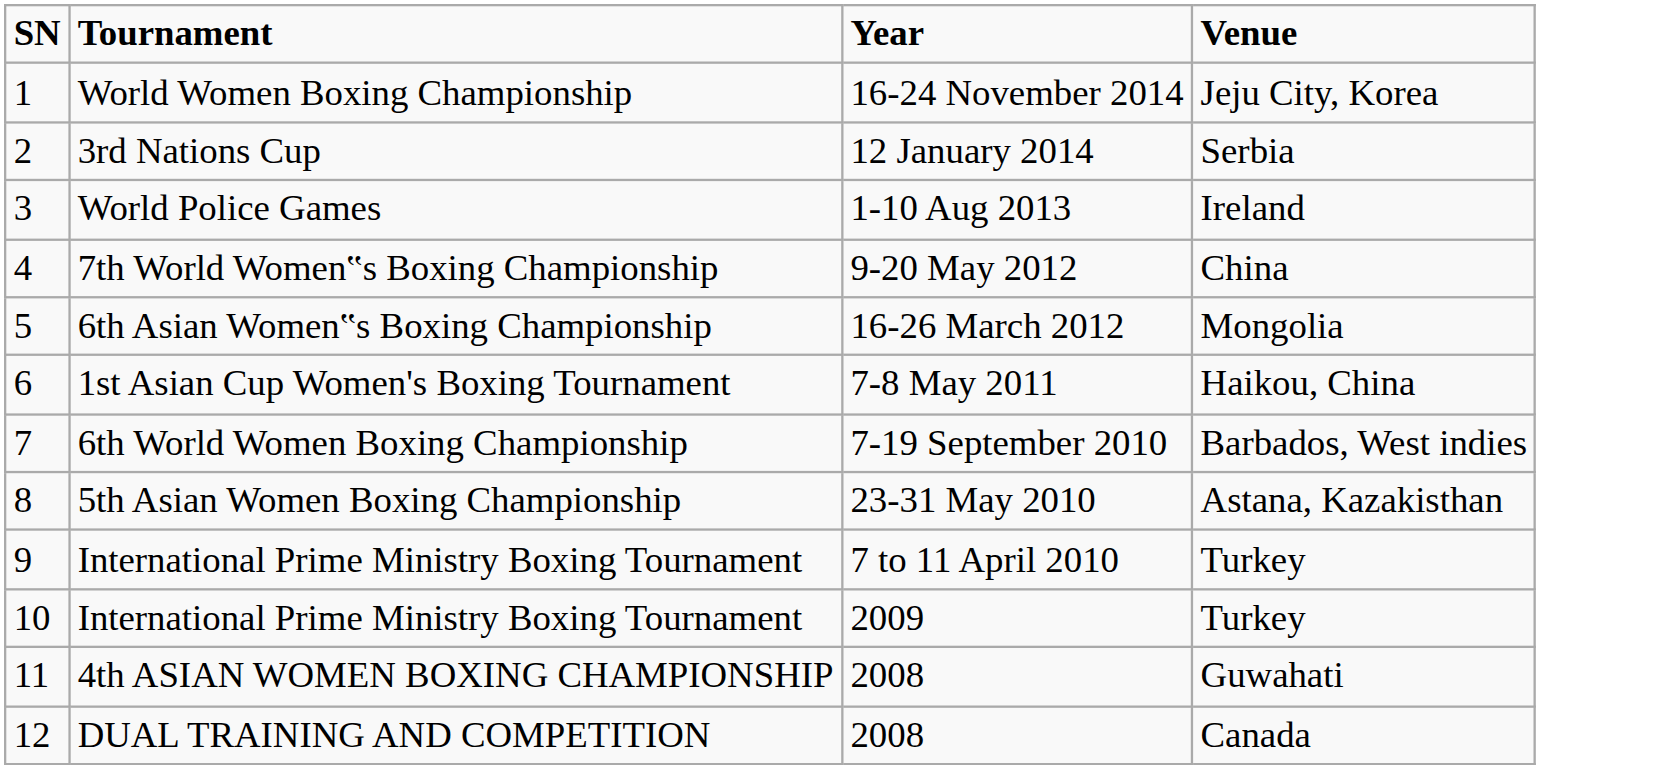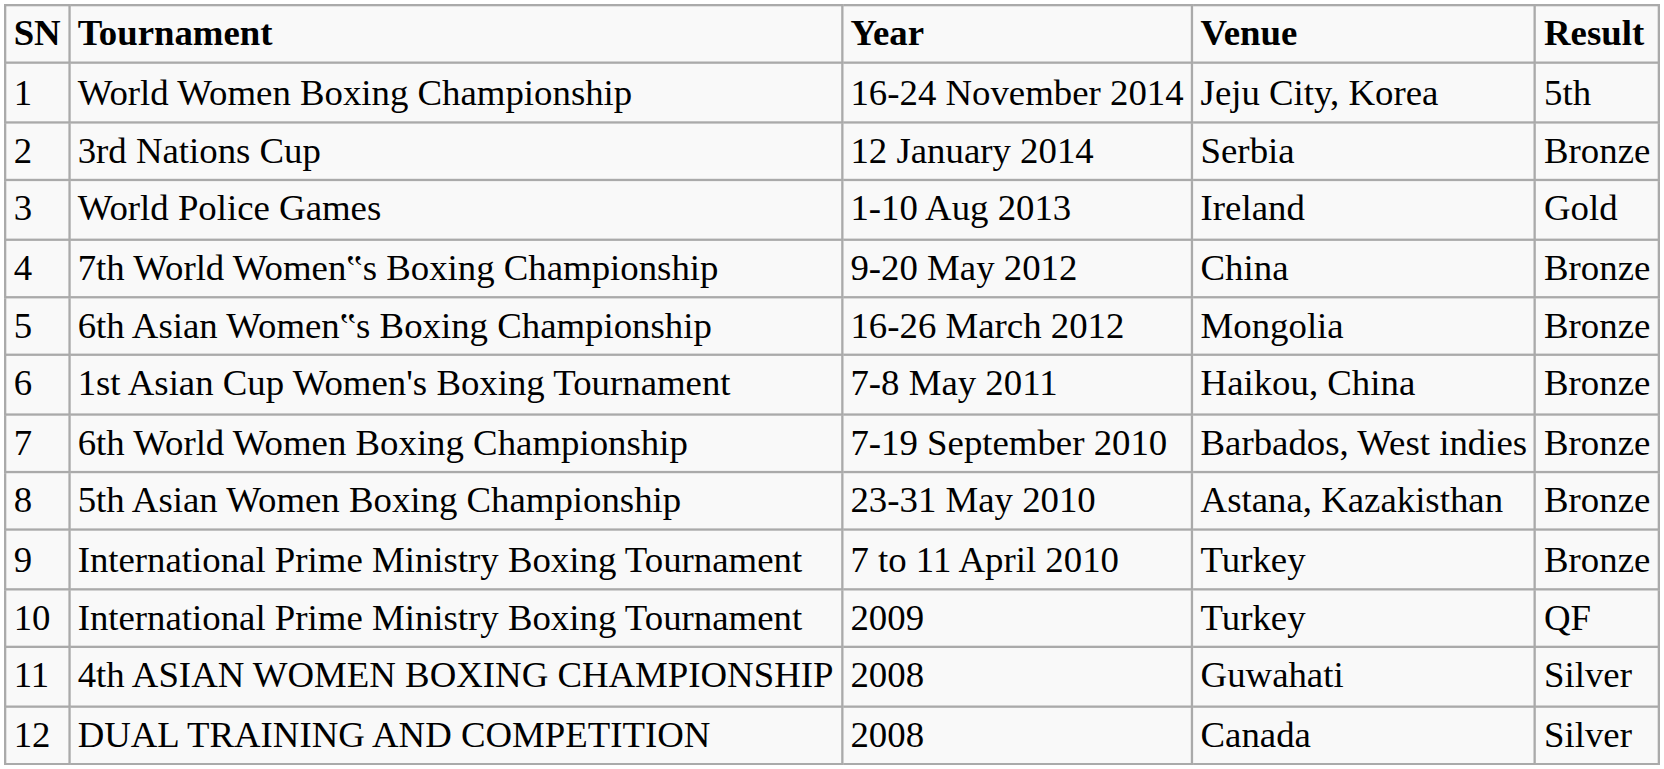+ column: (1594, 33)
